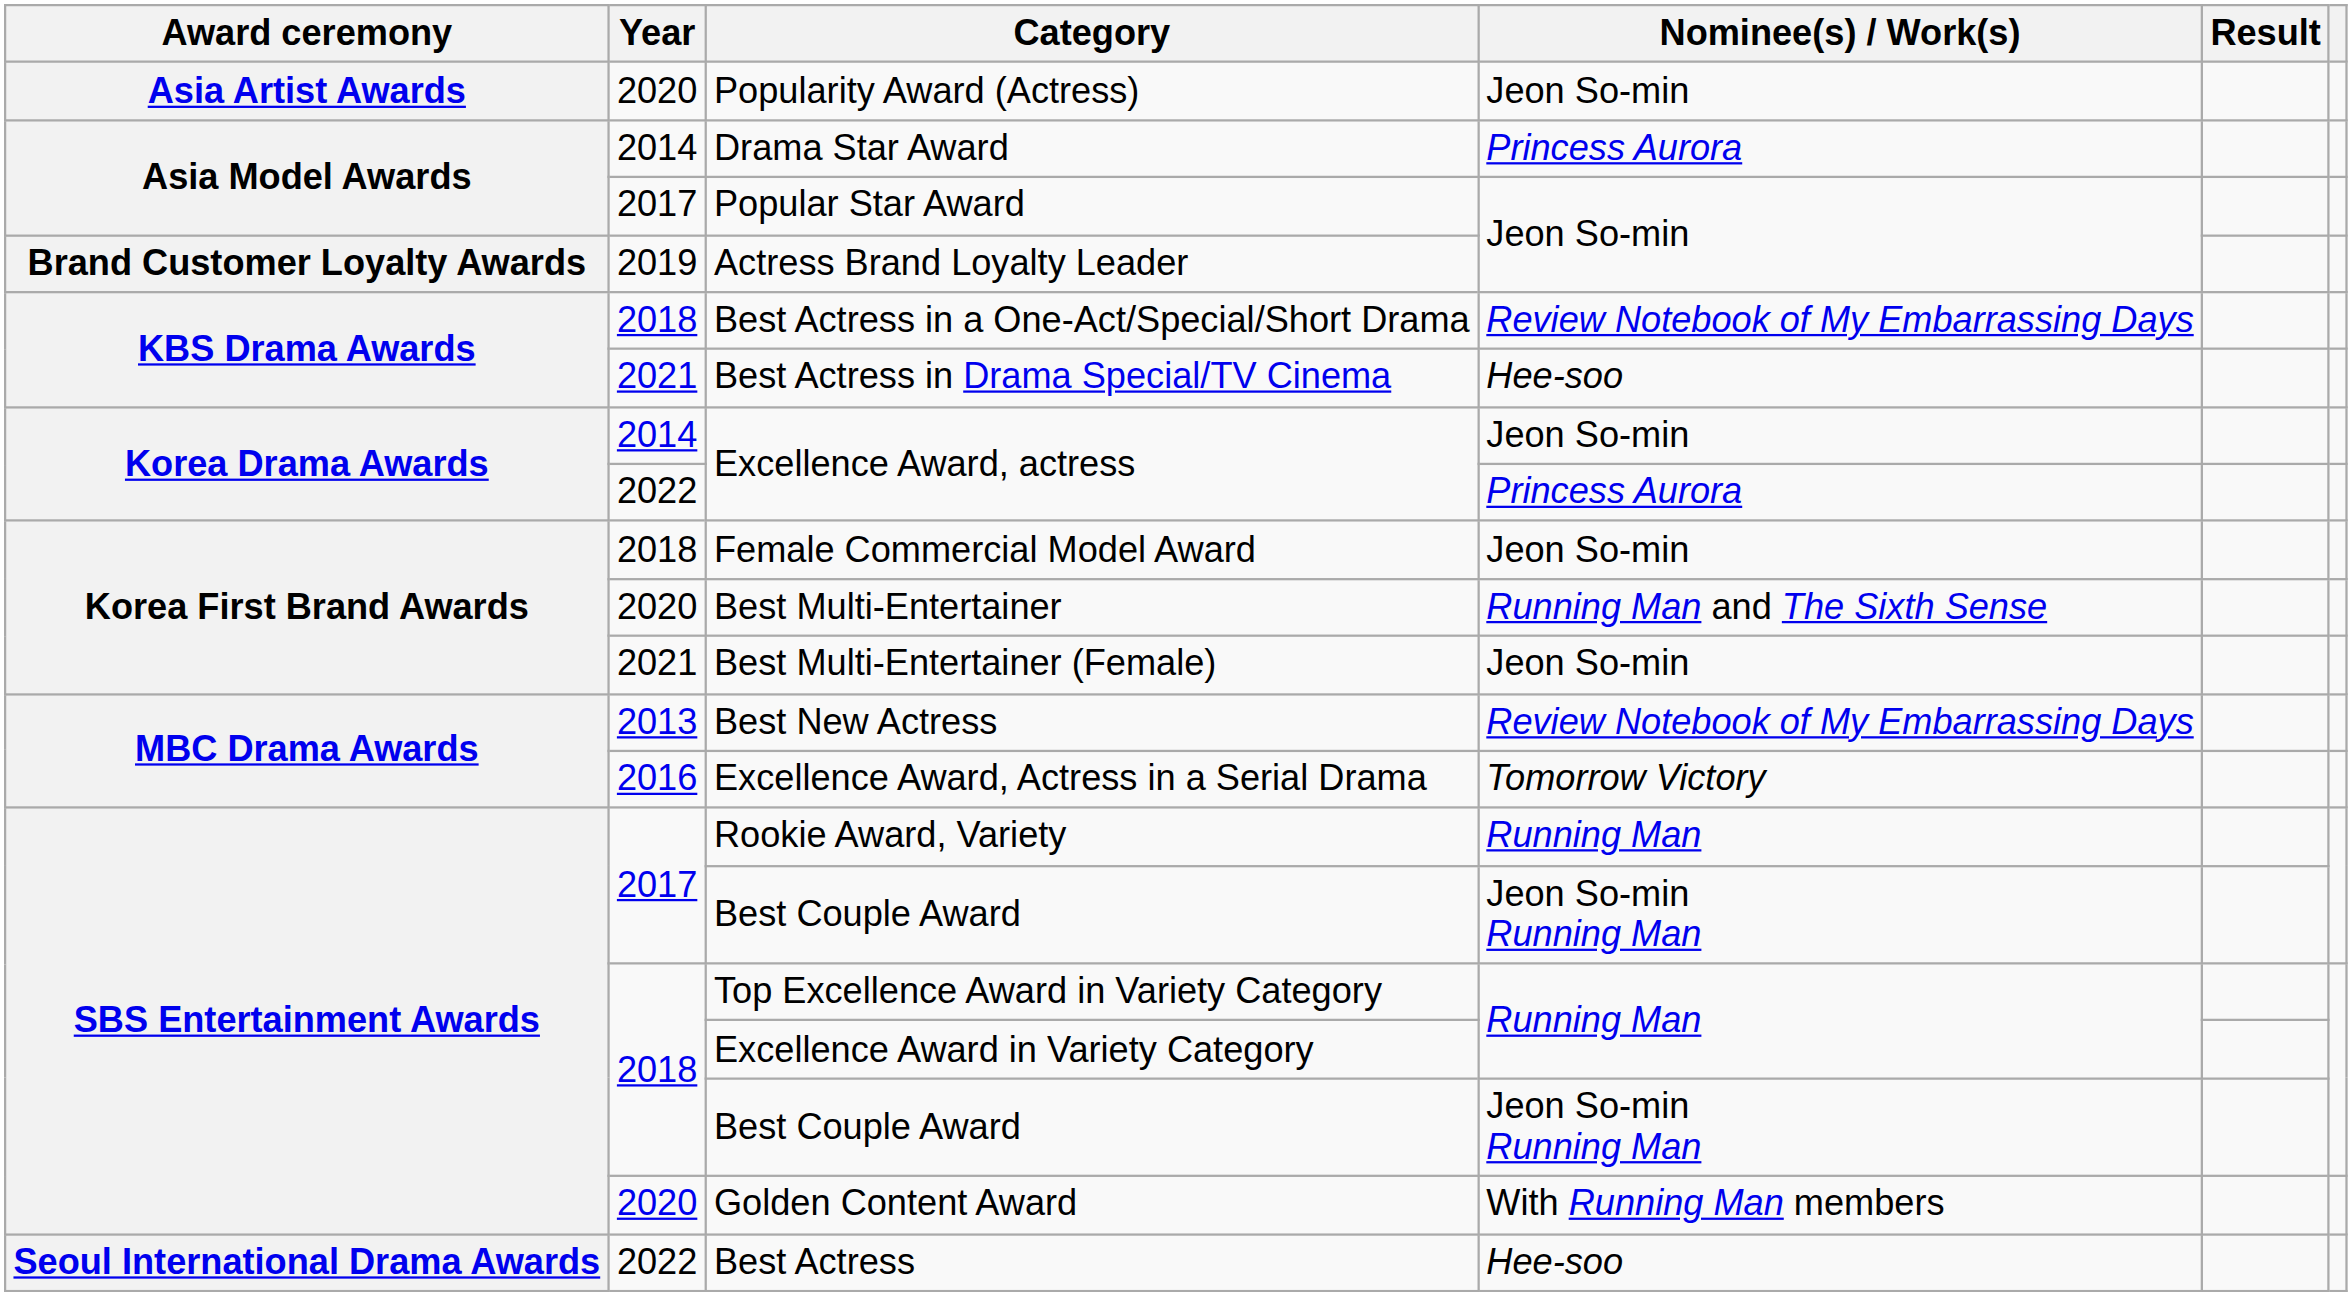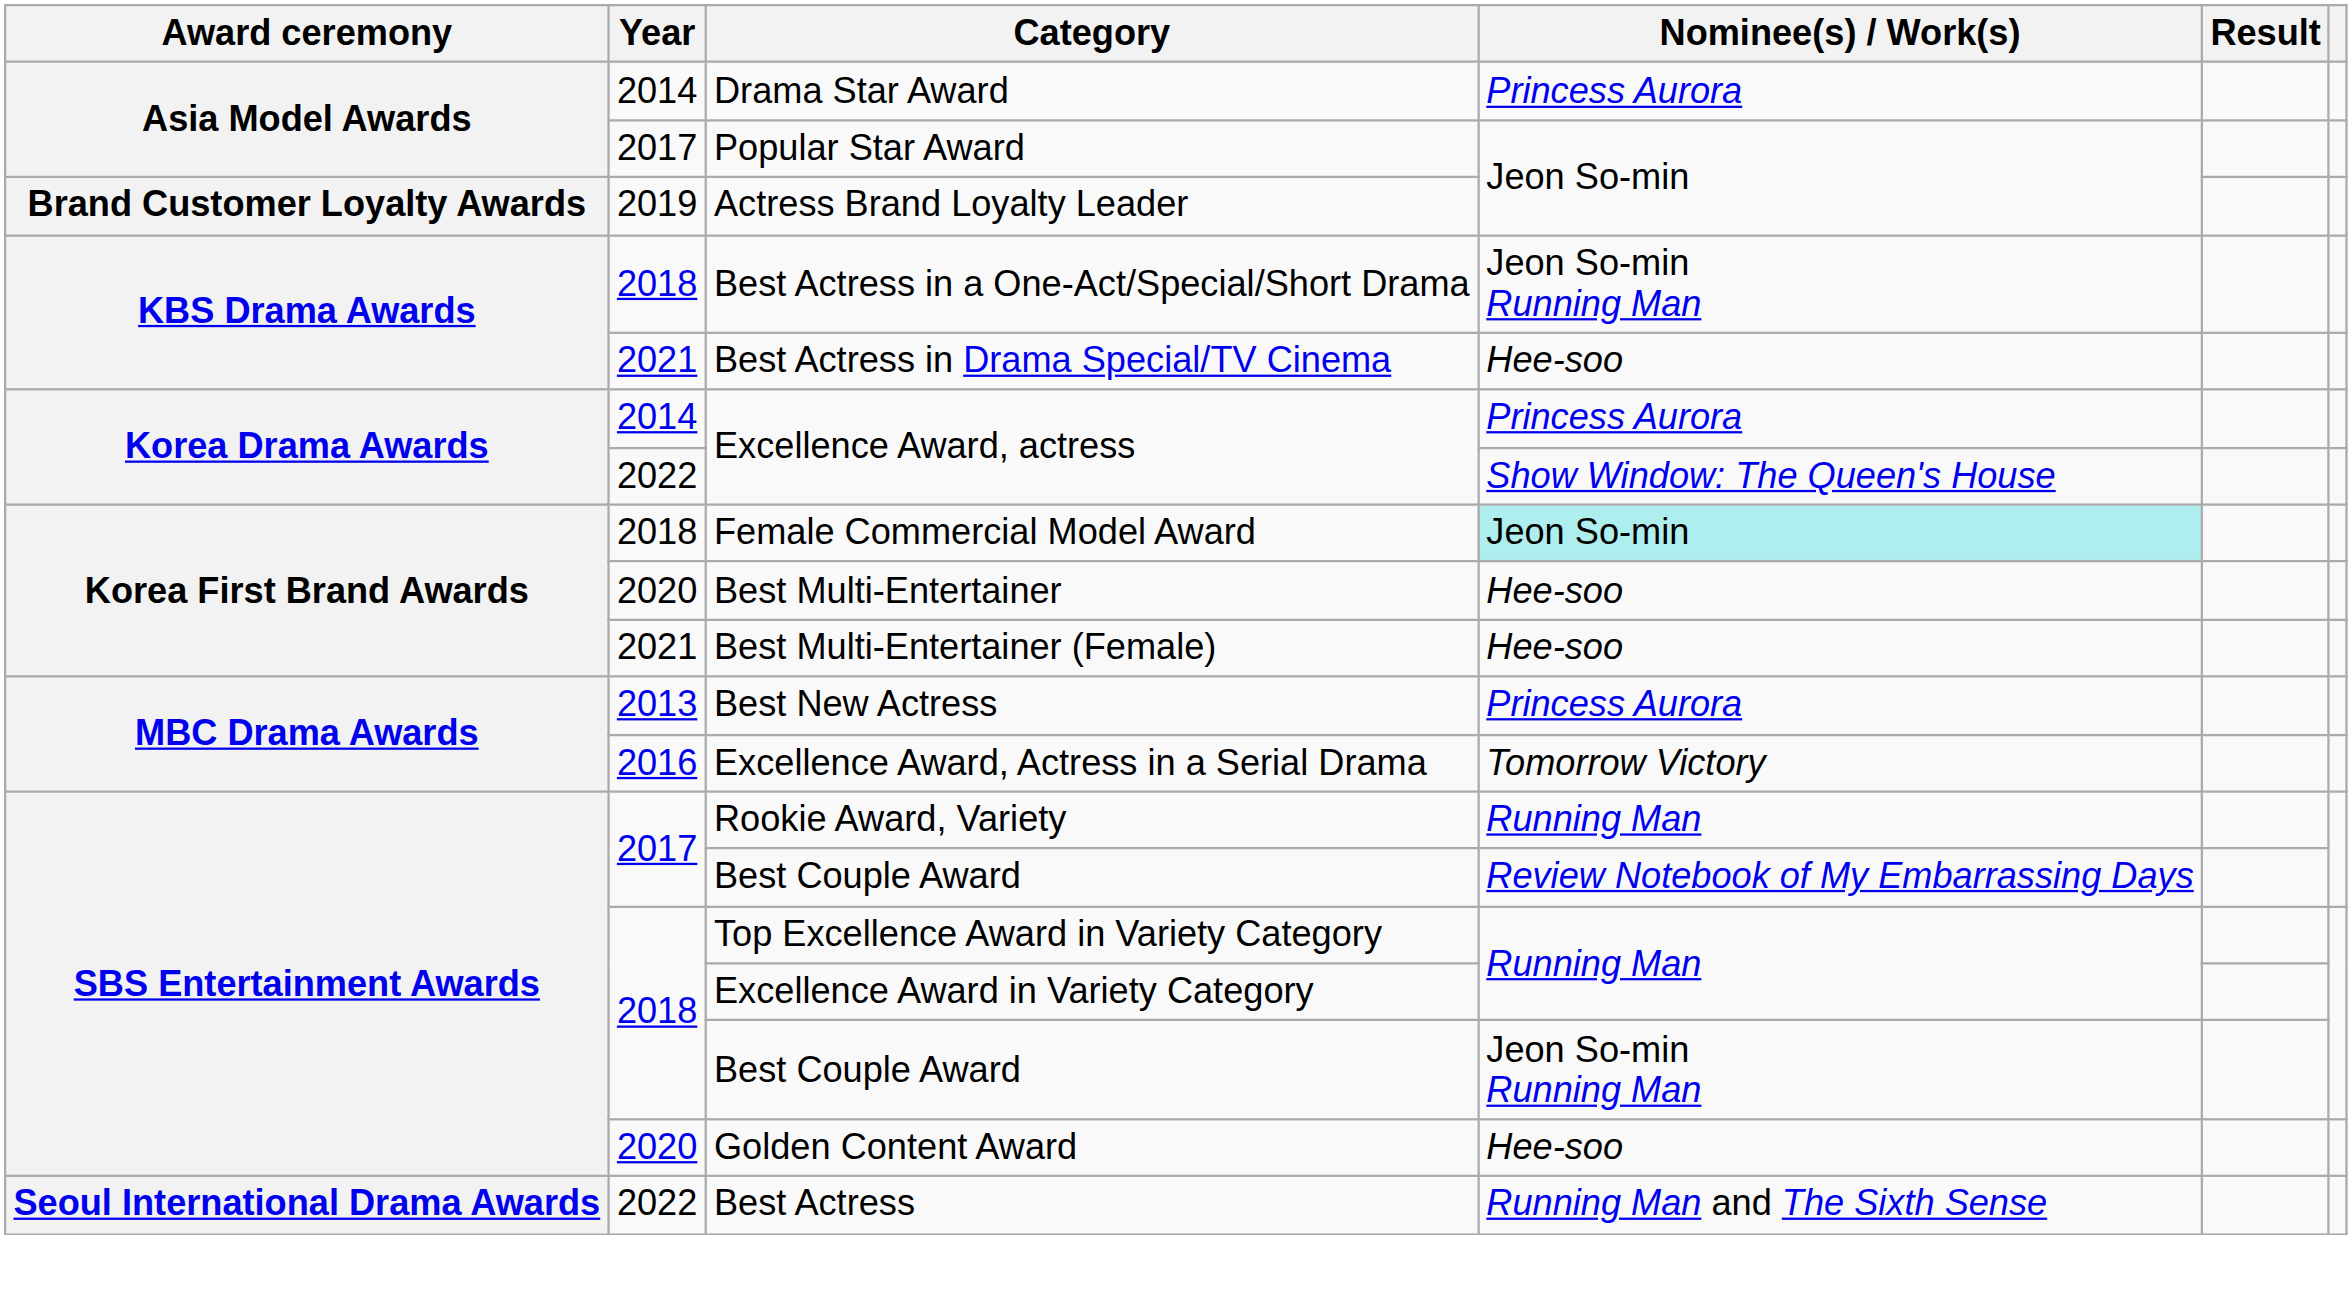- row: (657, 90)
(1840, 319) Review Notebook of My Embarrassing Days -> (1594, 282) Jeon So-min Running Man
(1588, 434) Jeon So-min -> (1614, 417) Princess Aurora
(1614, 491) Princess Aurora -> (1771, 475) Show Window: The Queen's House
(1588, 549) no background -> (1588, 532) paleturquoise background
(1767, 606) Running Man and The Sixth Sense -> (1555, 589) Hee-soo
(1588, 663) Jeon So-min -> (1555, 647) Hee-soo
(1840, 721) Review Notebook of My Embarrassing Days -> (1614, 704) Princess Aurora
(1594, 913) Jeon So-min Running Man -> (1840, 876) Review Notebook of My Embarrassing Days
(1715, 1204) With Running Man members -> (1555, 1146) Hee-soo
(1555, 1261) Hee-soo -> (1767, 1204) Running Man and The Sixth Sense
